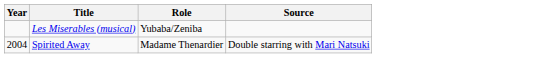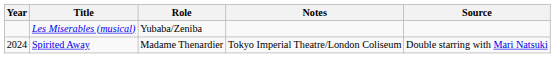+ column: (315, 12)
(17, 45) 2004 -> (17, 45) 2024
